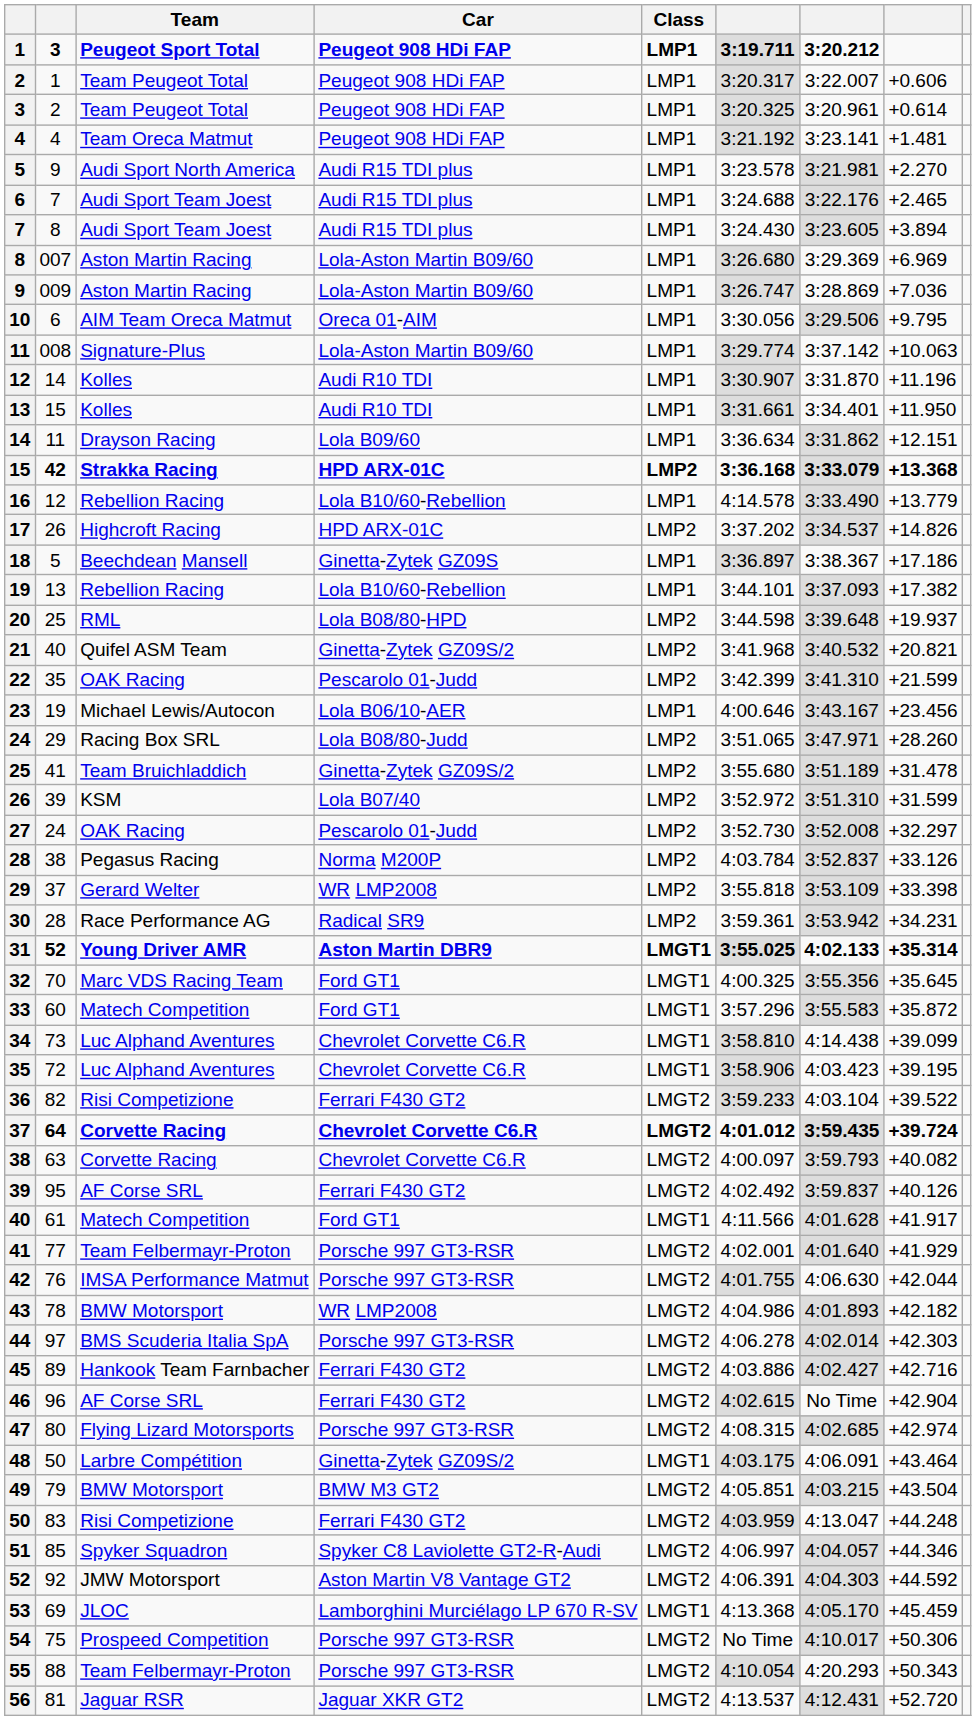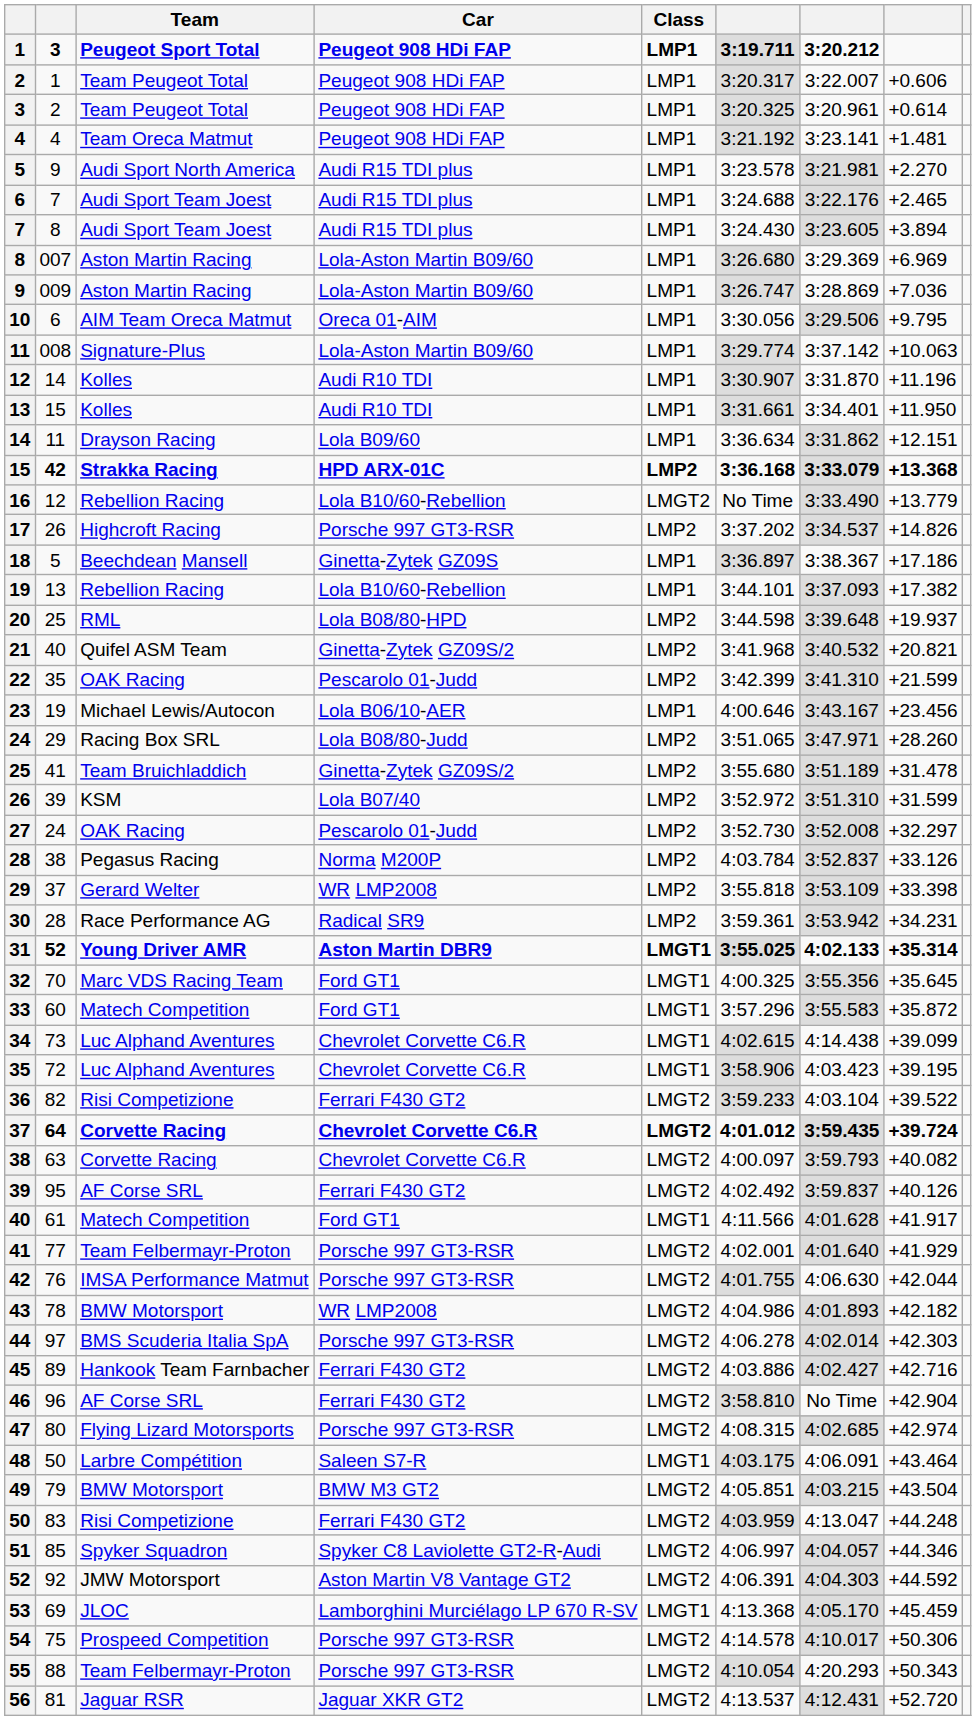(671, 500) LMP1 -> (678, 500) LMGT2
(758, 500) 4:14.578 -> (758, 500) No Time
(381, 530) HPD ARX-01C -> (416, 530) Porsche 997 GT3-RSR
(758, 1040) 3:58.810 -> (758, 1040) 4:02.615
(758, 1400) 4:02.615 -> (758, 1400) 3:58.810
(416, 1460) Ginetta-Zytek GZ09S/2 -> (372, 1460) Saleen S7-R
(758, 1640) No Time -> (758, 1640) 4:14.578
